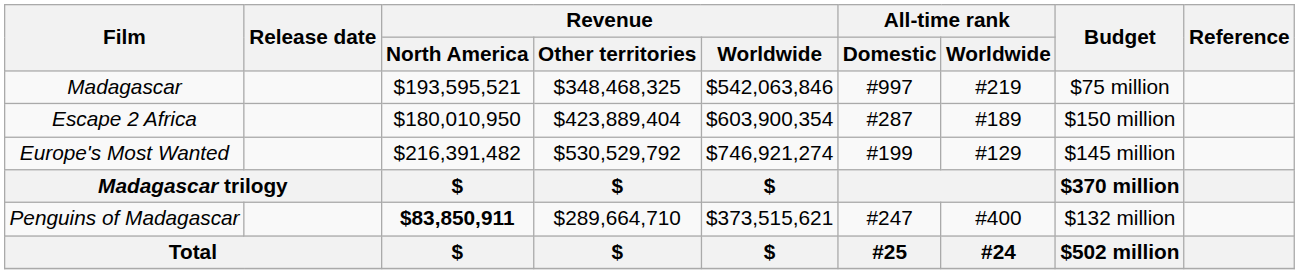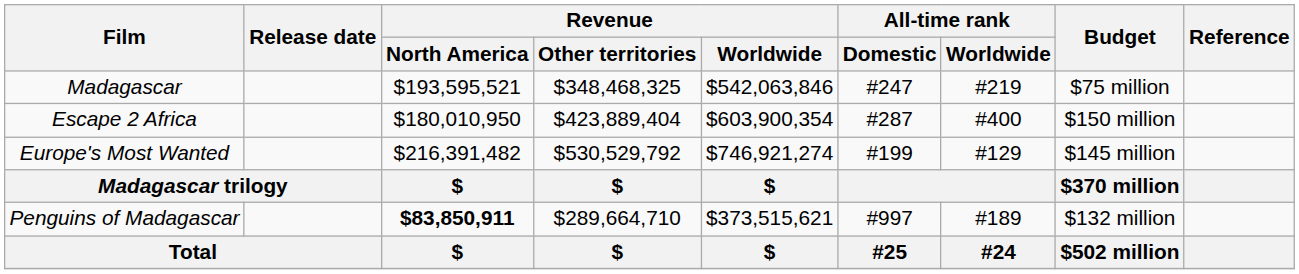(890, 86) #997 -> (890, 86) #247
(998, 119) #189 -> (998, 119) #400
(890, 218) #247 -> (890, 218) #997
(998, 218) #400 -> (998, 218) #189
